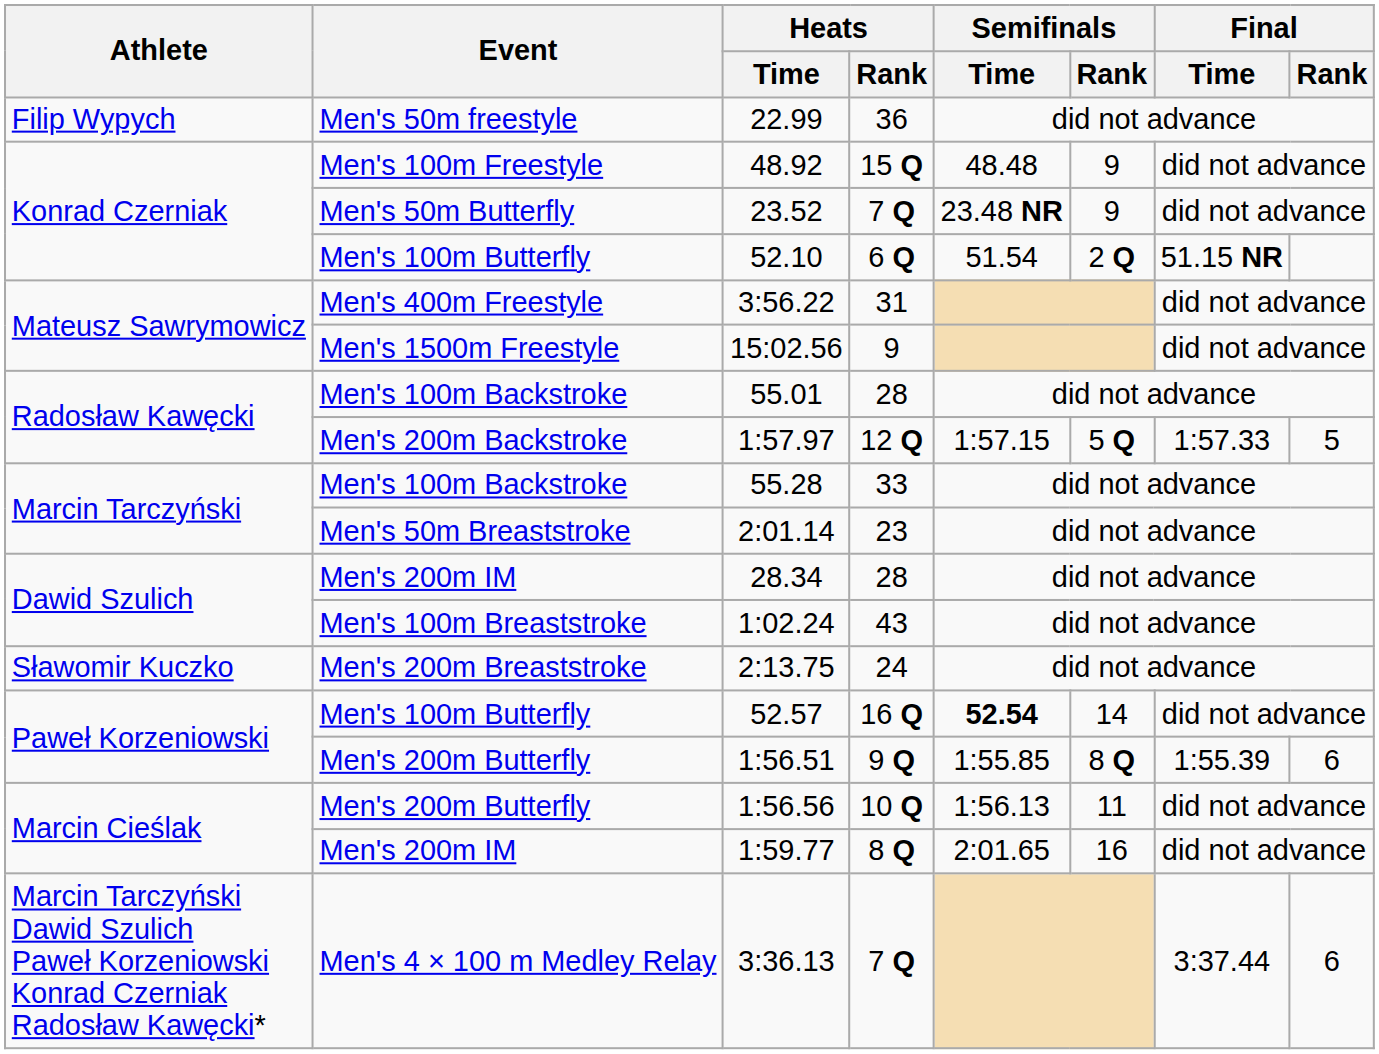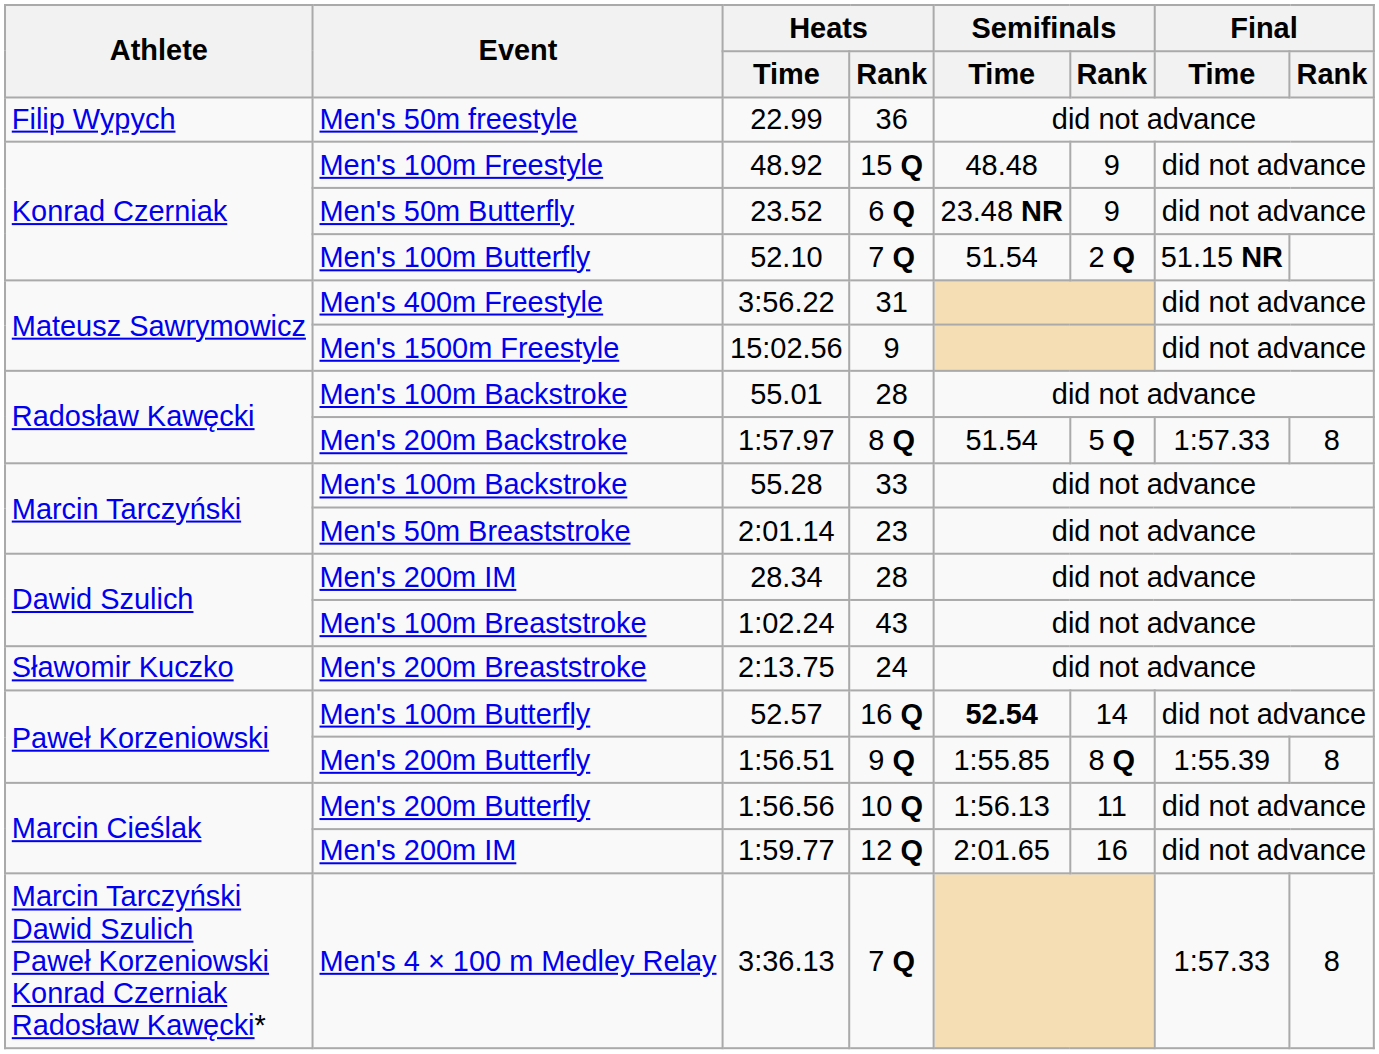(892, 211) 7 Q -> (892, 211) 6 Q
(892, 257) 6 Q -> (892, 257) 7 Q
(892, 440) 12 Q -> (892, 440) 8 Q
(1002, 440) 1:57.15 -> (1002, 440) 51.54
(1332, 440) 5 -> (1332, 440) 8
(1332, 760) 6 -> (1332, 760) 8
(892, 851) 8 Q -> (892, 851) 12 Q
(1222, 961) 3:37.44 -> (1222, 961) 1:57.33
(1332, 961) 6 -> (1332, 961) 8
